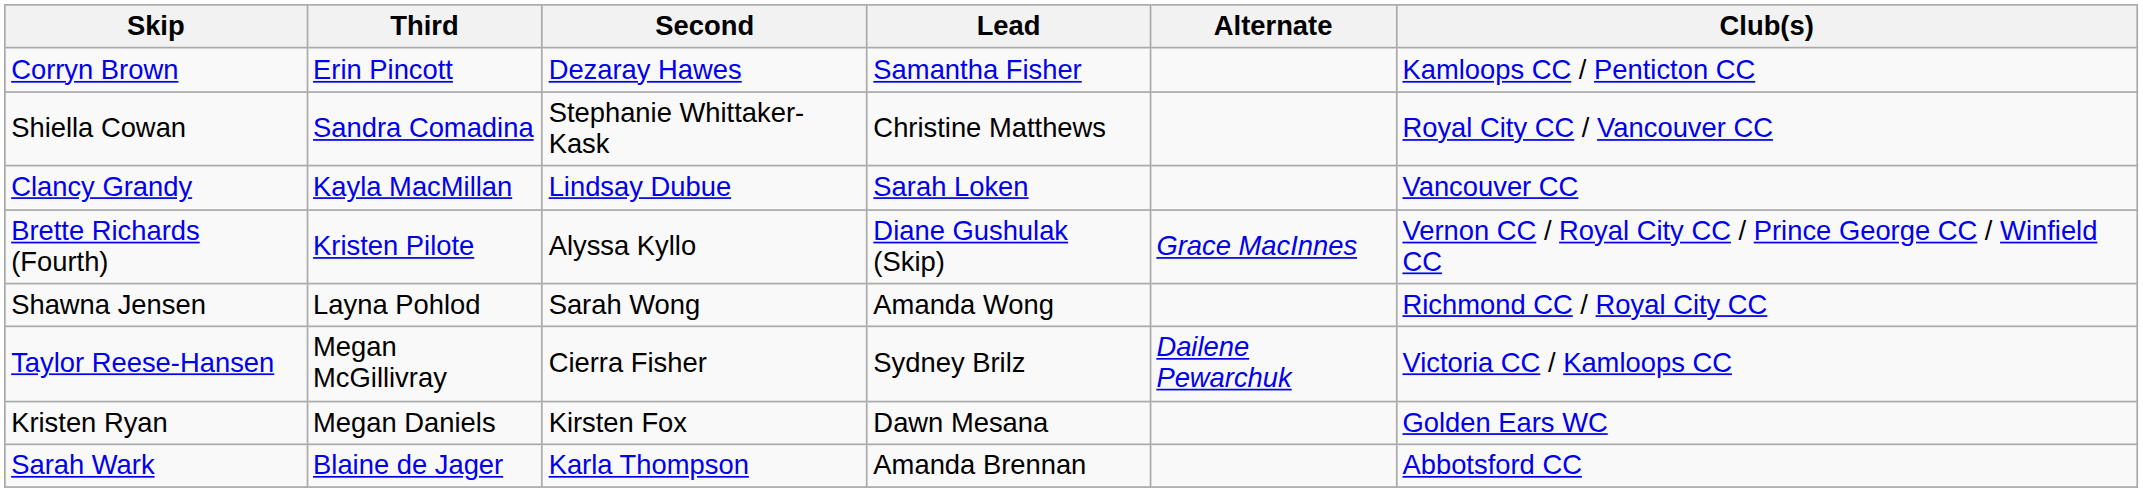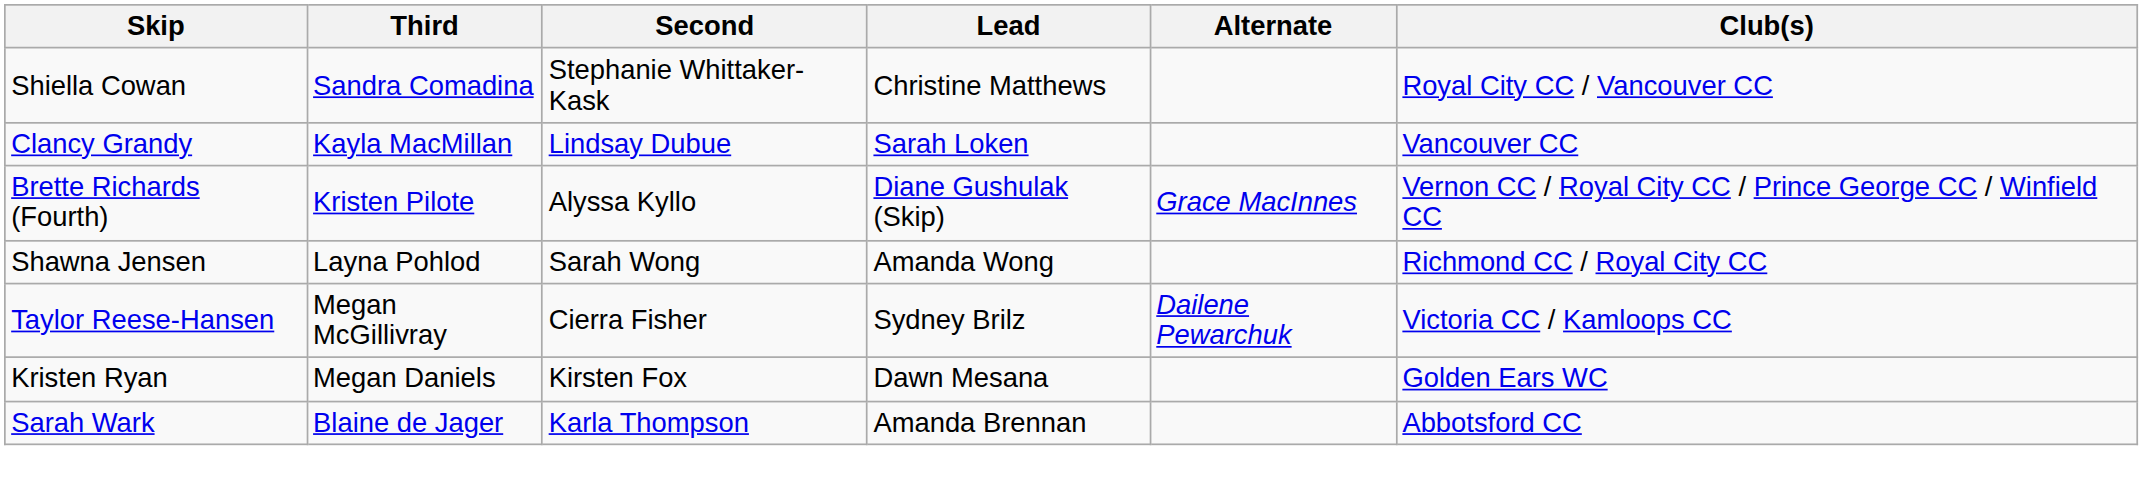- row: (95, 69)
